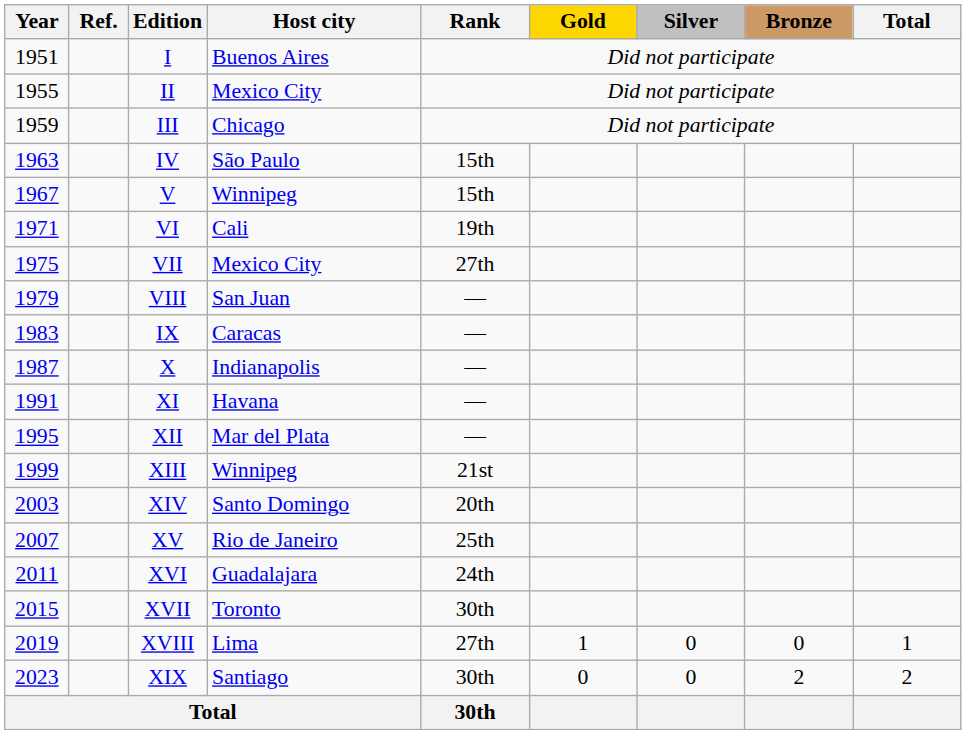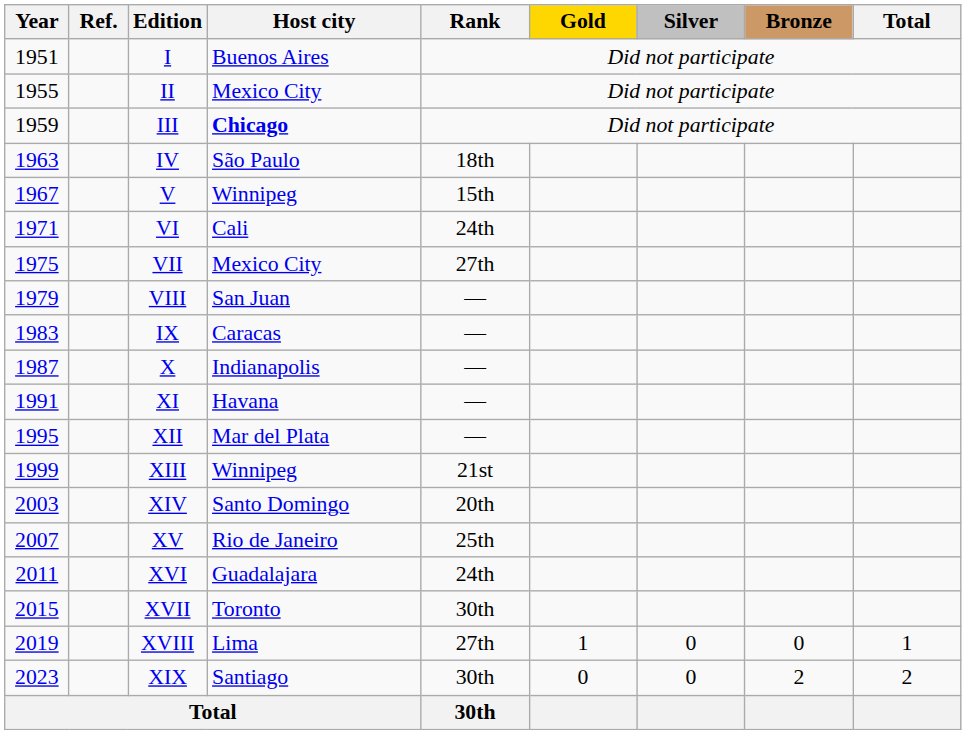(248, 125) normal -> (250, 125) bold
(475, 159) 15th -> (475, 159) 18th
(475, 228) 19th -> (475, 228) 24th
